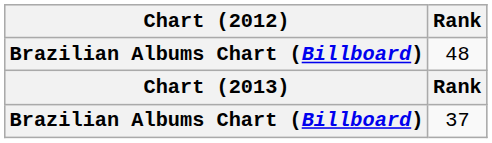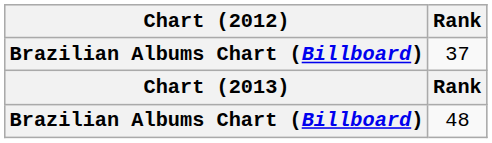rows swapped: (457, 120) <-> (457, 54)
